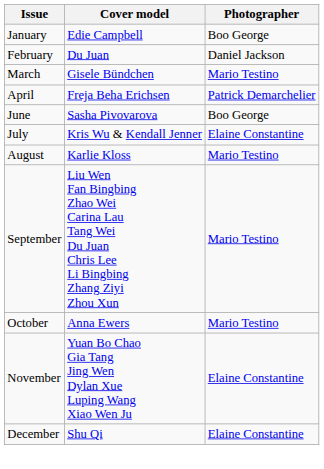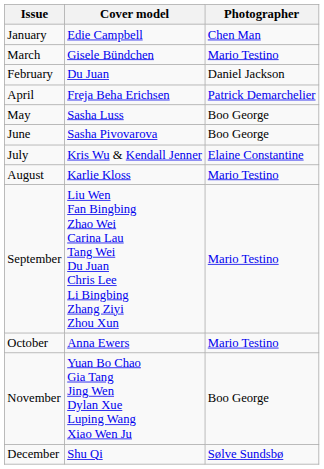(238, 34) Boo George -> (234, 34) Chen Man
rows swapped: (30, 54) <-> (24, 74)
+ row: (19, 114)
(256, 378) Elaine Constantine -> (238, 398) Boo George
(256, 434) Elaine Constantine -> (246, 454) Sølve Sundsbø
